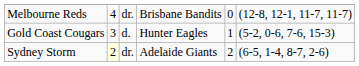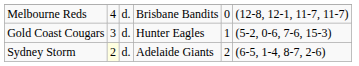(128, 14) dr. -> (126, 14) d.
(128, 52) dr. -> (126, 52) d.
